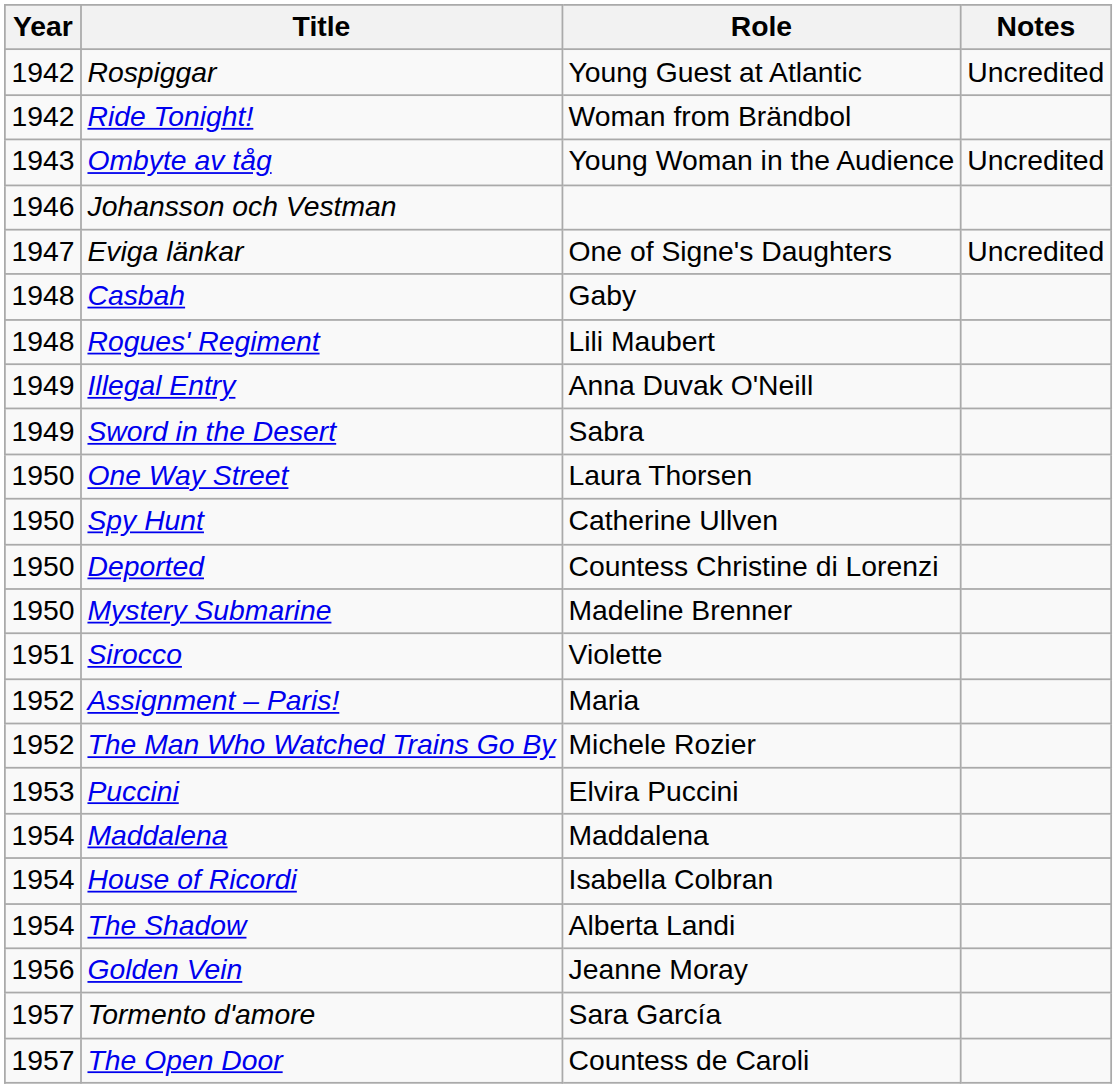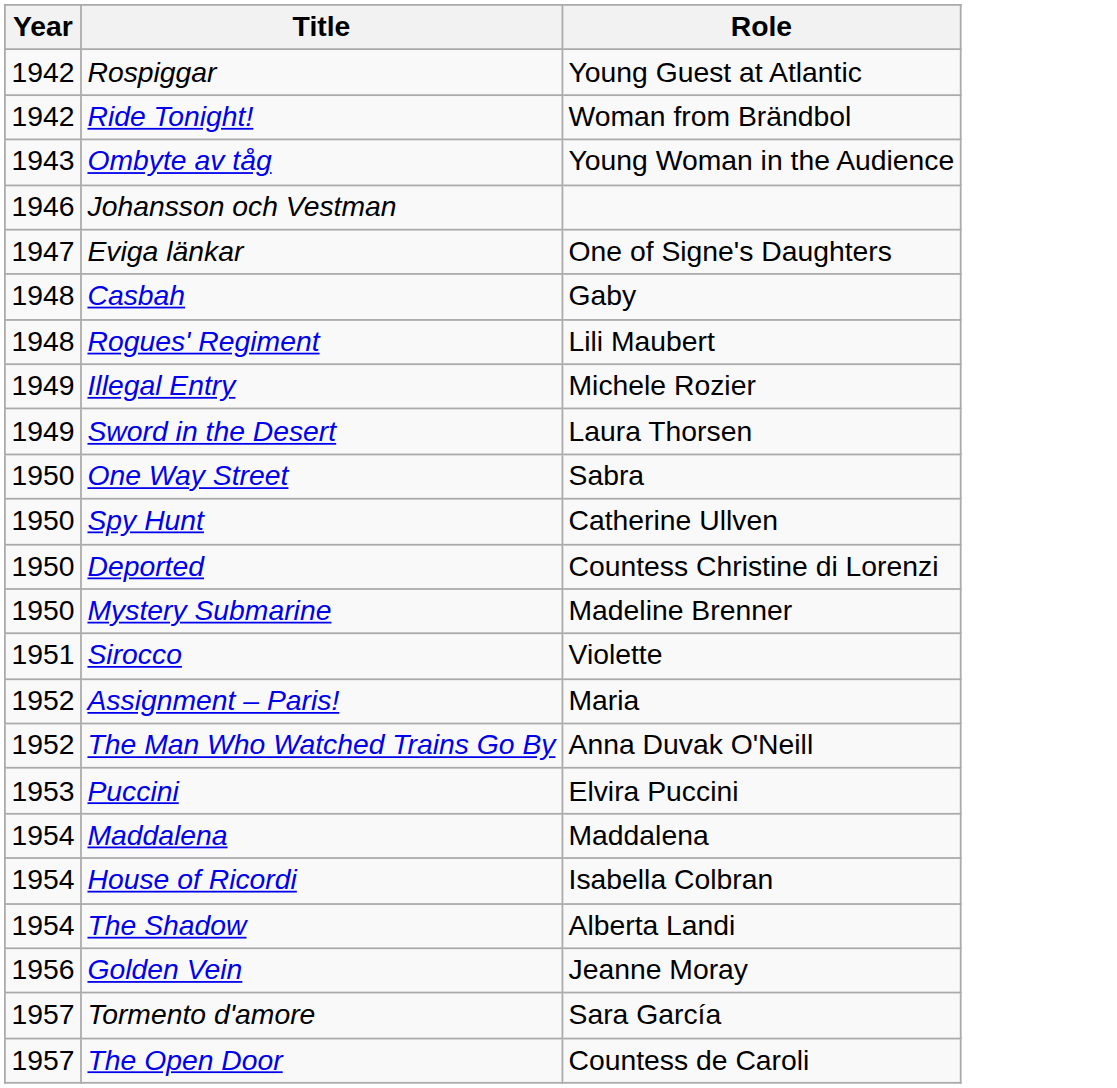- column: (1036, 26)
(691, 386) Anna Duvak O'Neill -> (662, 386) Michele Rozier
(606, 431) Sabra -> (660, 431) Laura Thorsen
(660, 476) Laura Thorsen -> (606, 476) Sabra
(662, 745) Michele Rozier -> (691, 745) Anna Duvak O'Neill
